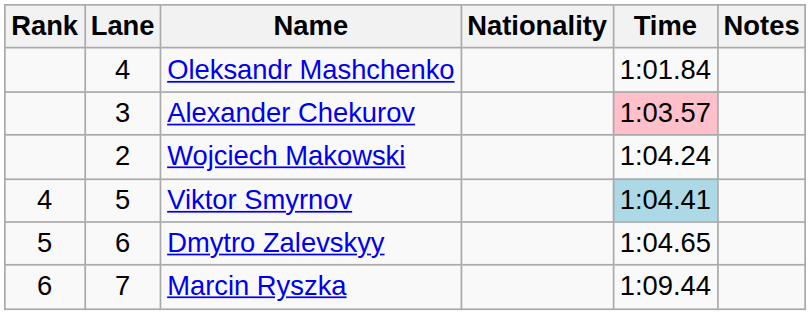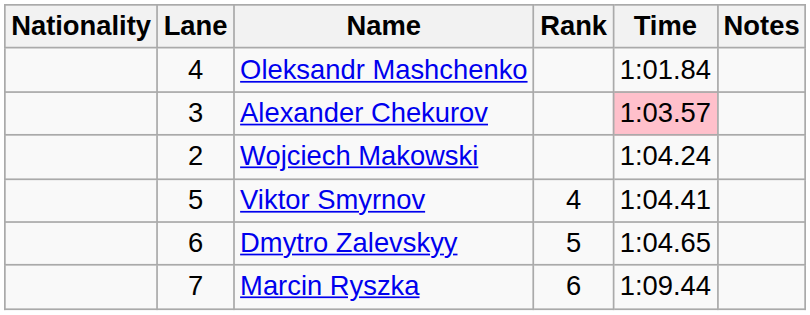columns swapped: (45, 26) <-> (537, 26)
(665, 199) lightblue background -> (665, 199) no background
